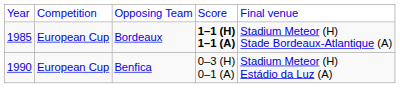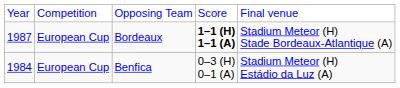(19, 37) 1985 -> (19, 37) 1987
(19, 67) 1990 -> (19, 67) 1984
